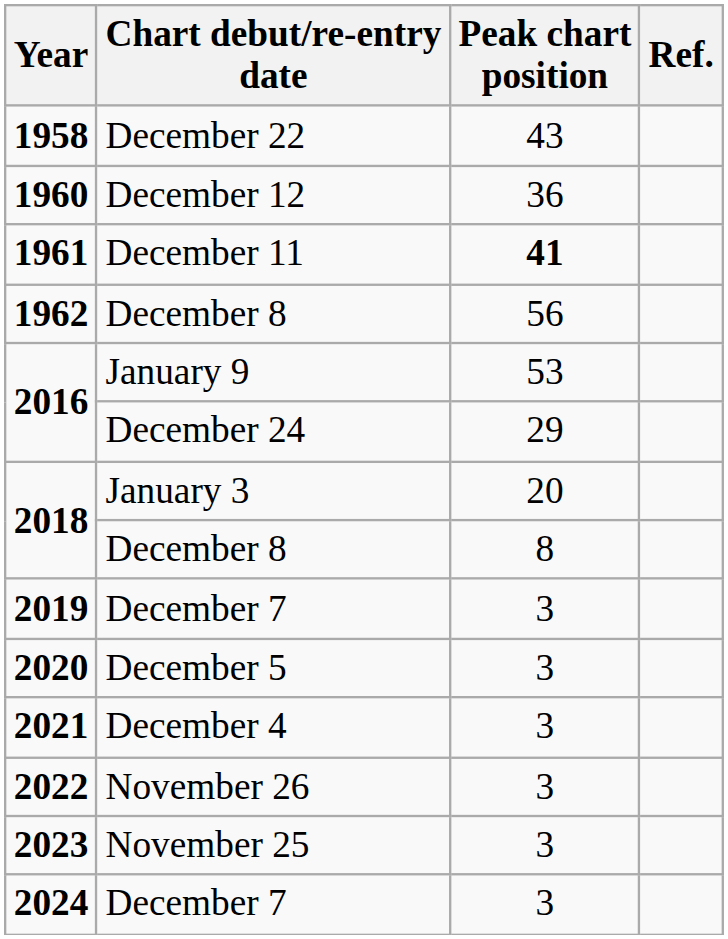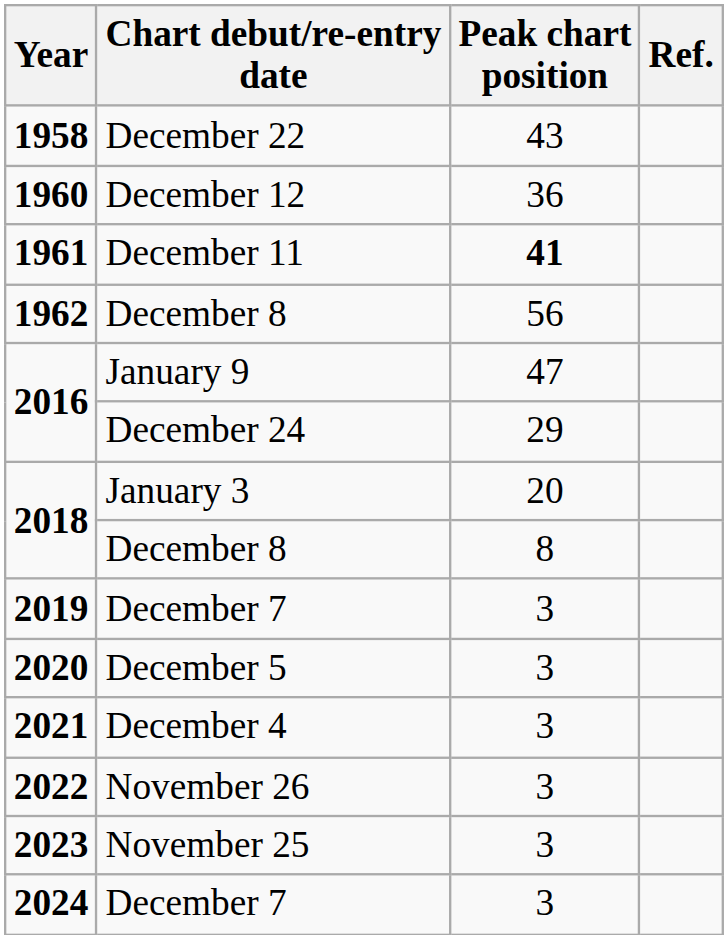(545, 371) 53 -> (545, 371) 47
